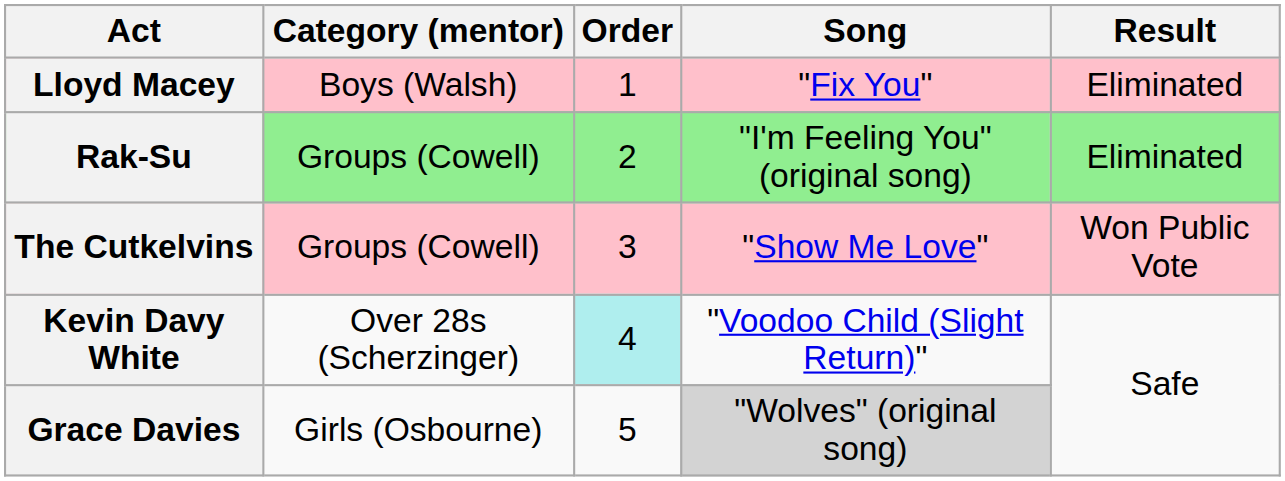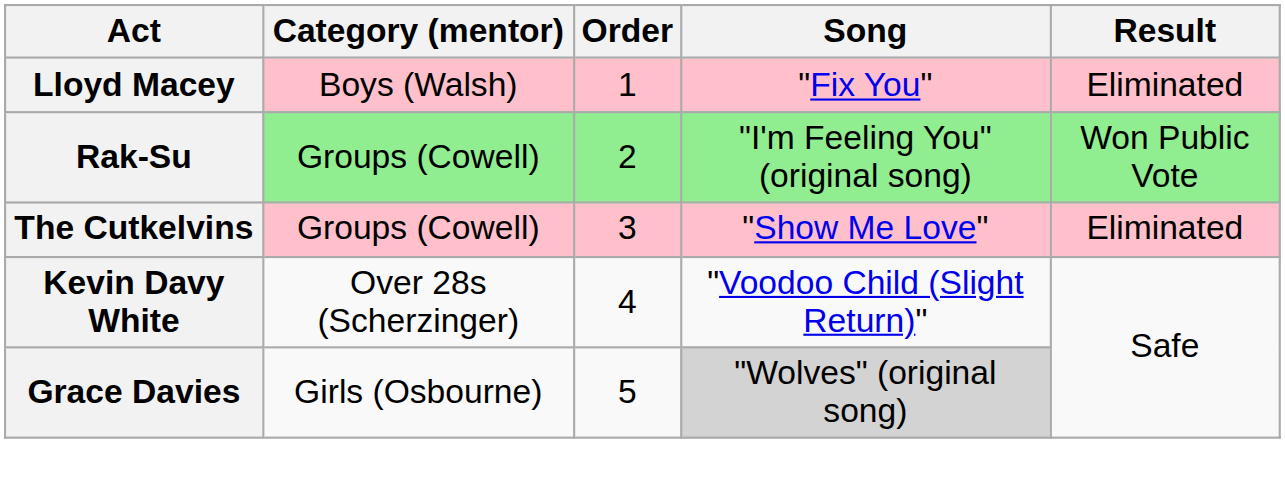(1165, 156) Eliminated -> (1165, 156) Won Public Vote
(1165, 247) Won Public Vote -> (1165, 228) Eliminated
(627, 338) paleturquoise background -> (627, 300) no background
